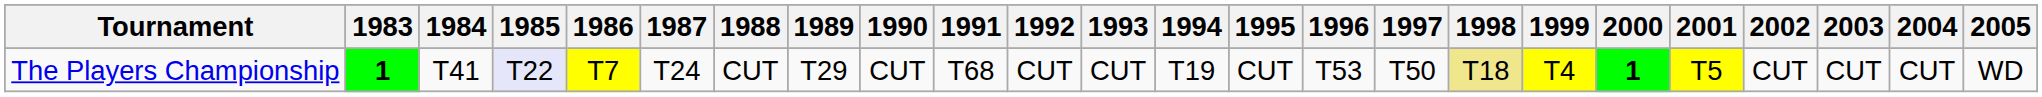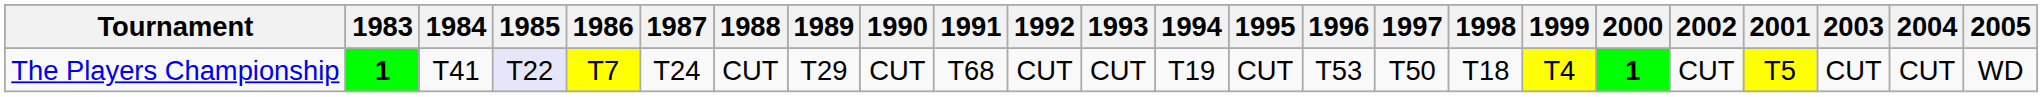columns swapped: (1706, 27) <-> (1780, 27)
(1486, 70) khaki background -> (1486, 70) no background
